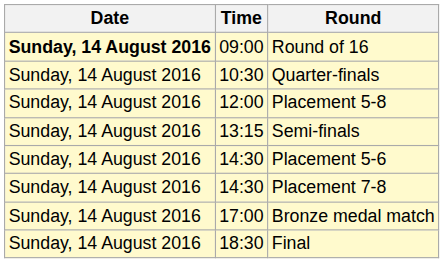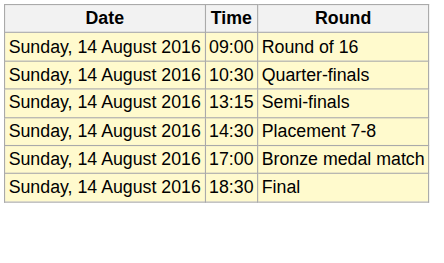(110, 46) bold -> (105, 46) normal
- row: (329, 103)
- row: (329, 159)
